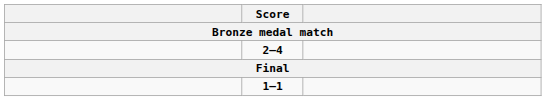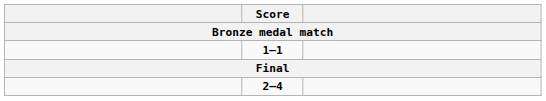rows swapped: (273, 50) <-> (273, 86)
